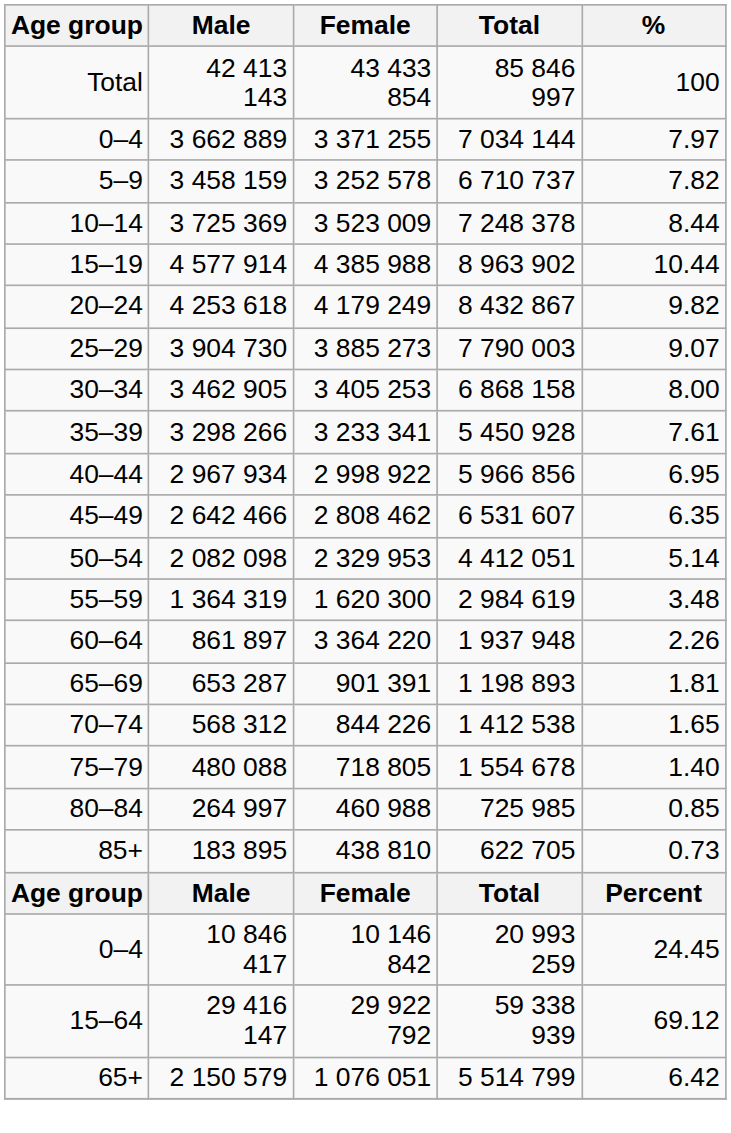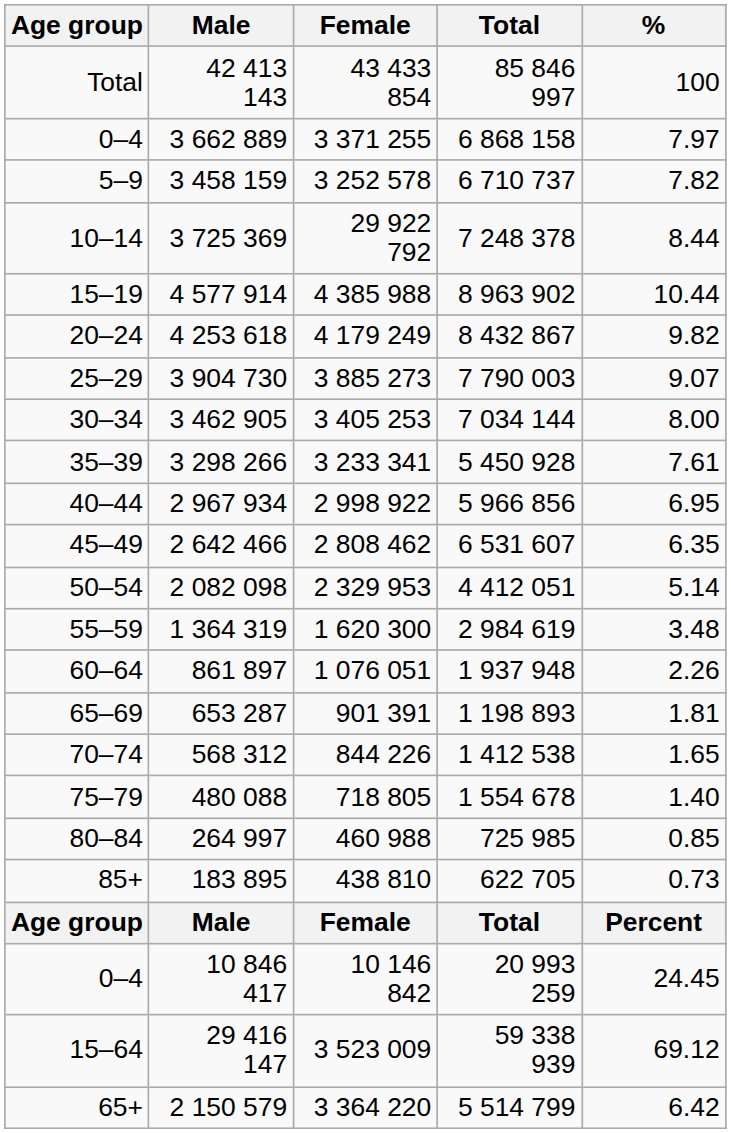(517, 138) 7 034 144 -> (517, 138) 6 868 158
(373, 222) 3 523 009 -> (391, 237) 29 922 792
(517, 390) 6 868 158 -> (517, 419) 7 034 144
(373, 641) 3 364 220 -> (373, 670) 1 076 051
(391, 1020) 29 922 792 -> (373, 1050) 3 523 009
(373, 1077) 1 076 051 -> (373, 1107) 3 364 220
